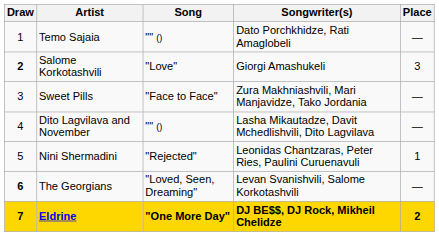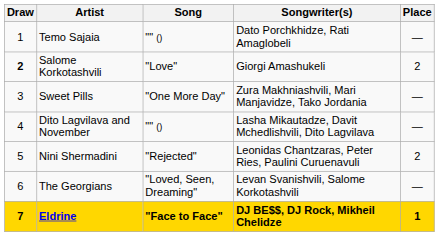(417, 66) 3 -> (417, 66) 2
(181, 96) "Face to Face" -> (185, 96) "One More Day"
(417, 156) 1 -> (417, 156) 2
(20, 186) bold -> (20, 186) normal
(188, 216) "One More Day" -> (184, 216) "Face to Face"
(417, 216) 2 -> (417, 216) 1
